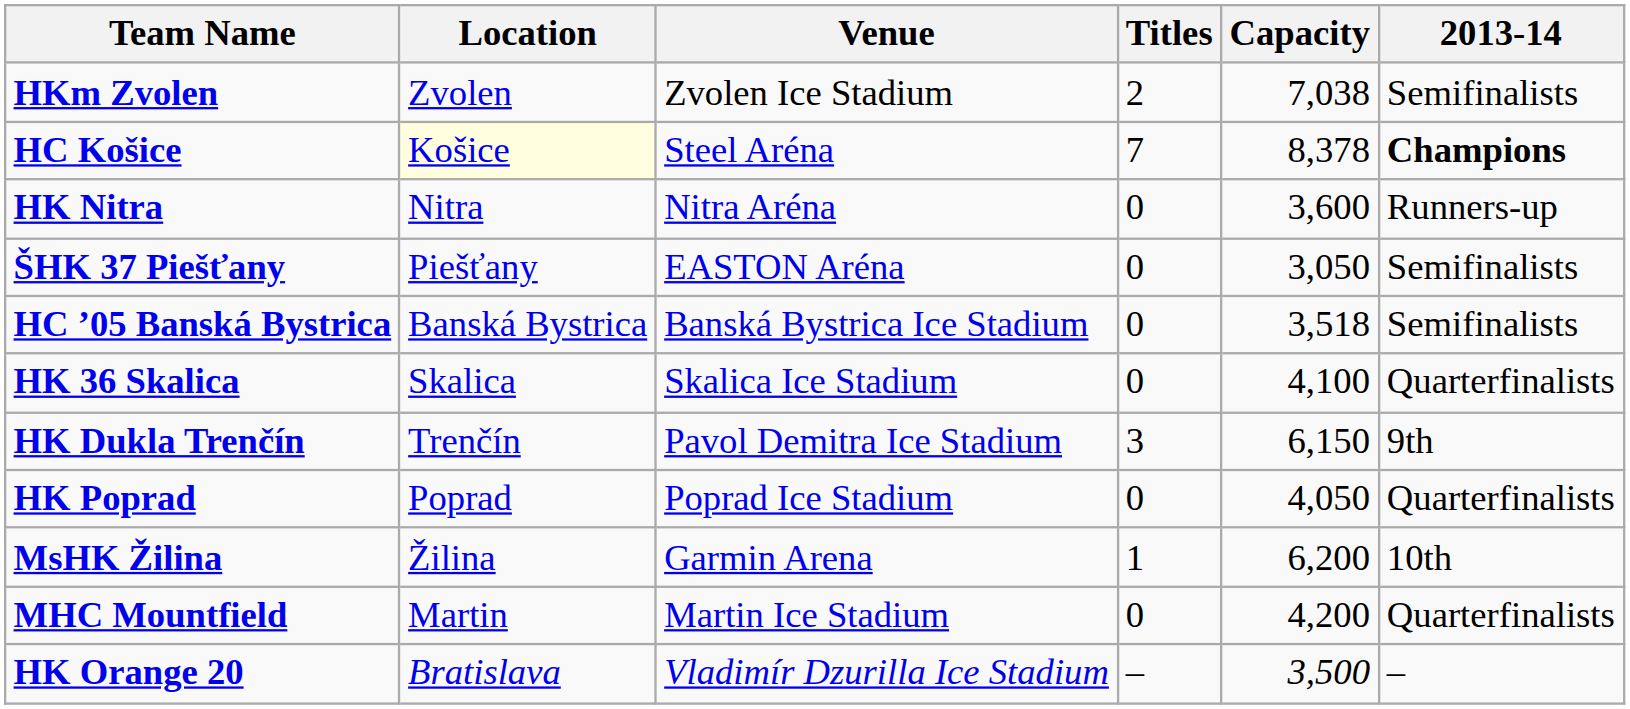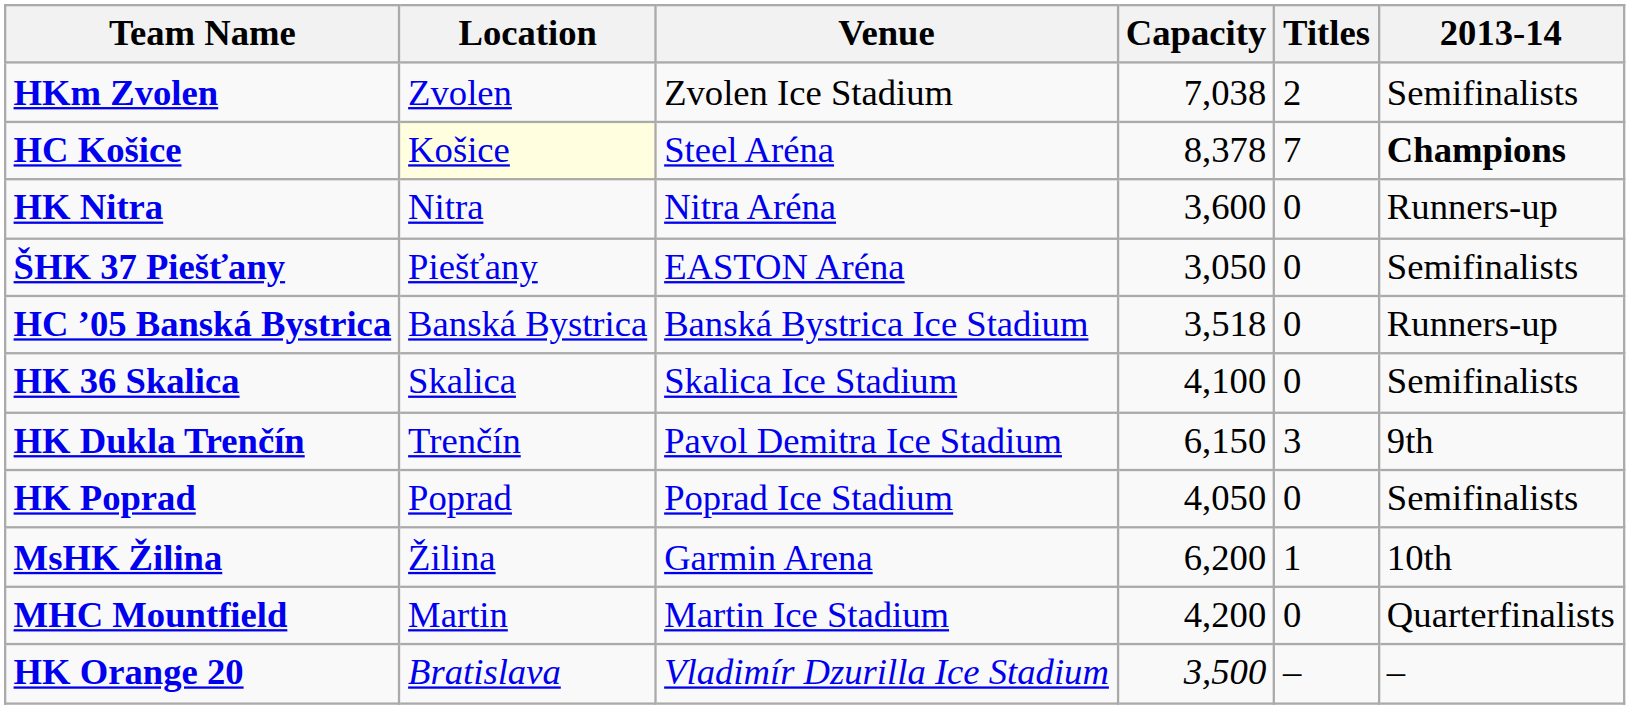columns swapped: (1300, 33) <-> (1169, 33)
(1483, 324) Semifinalists -> (1472, 324) Runners-up
(1501, 382) Quarterfinalists -> (1483, 382) Semifinalists
(1501, 498) Quarterfinalists -> (1483, 498) Semifinalists
